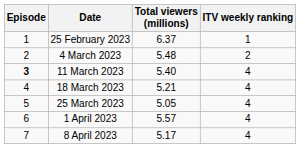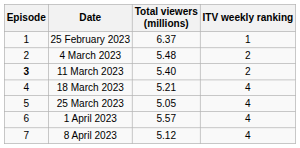(248, 71) 4 -> (248, 71) 2
(166, 135) 5.17 -> (166, 135) 5.12
